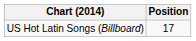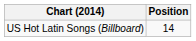(168, 28) 17 -> (168, 28) 14
